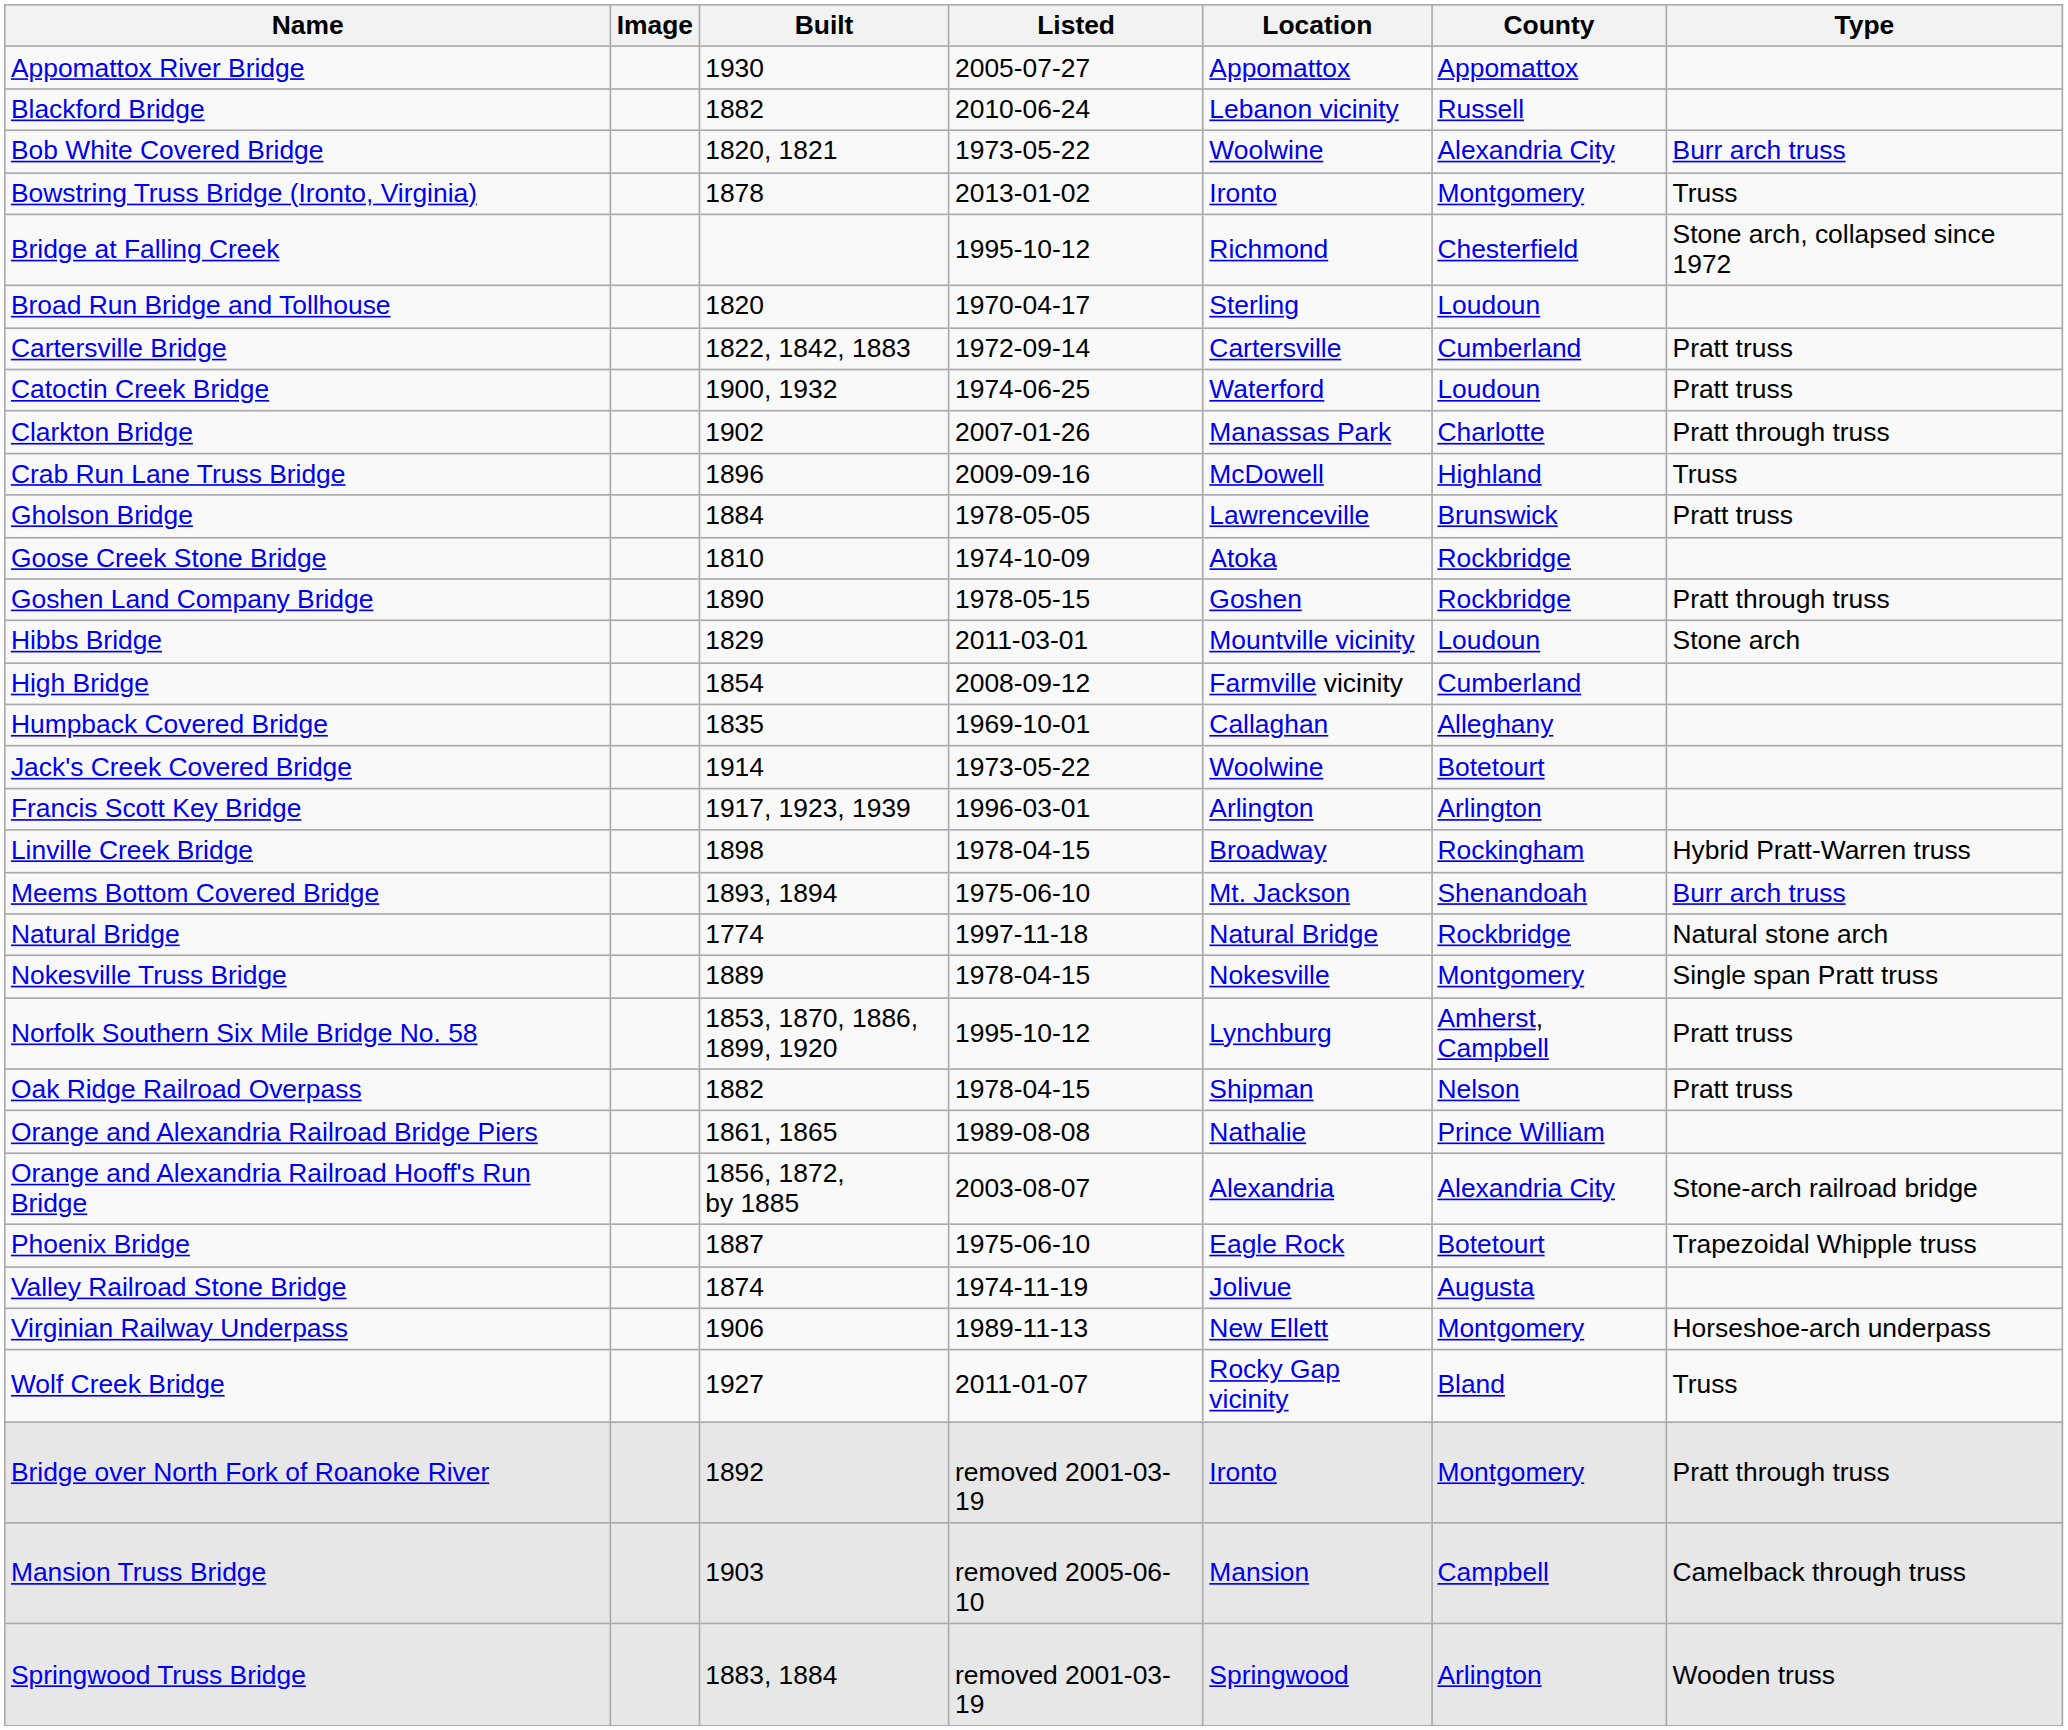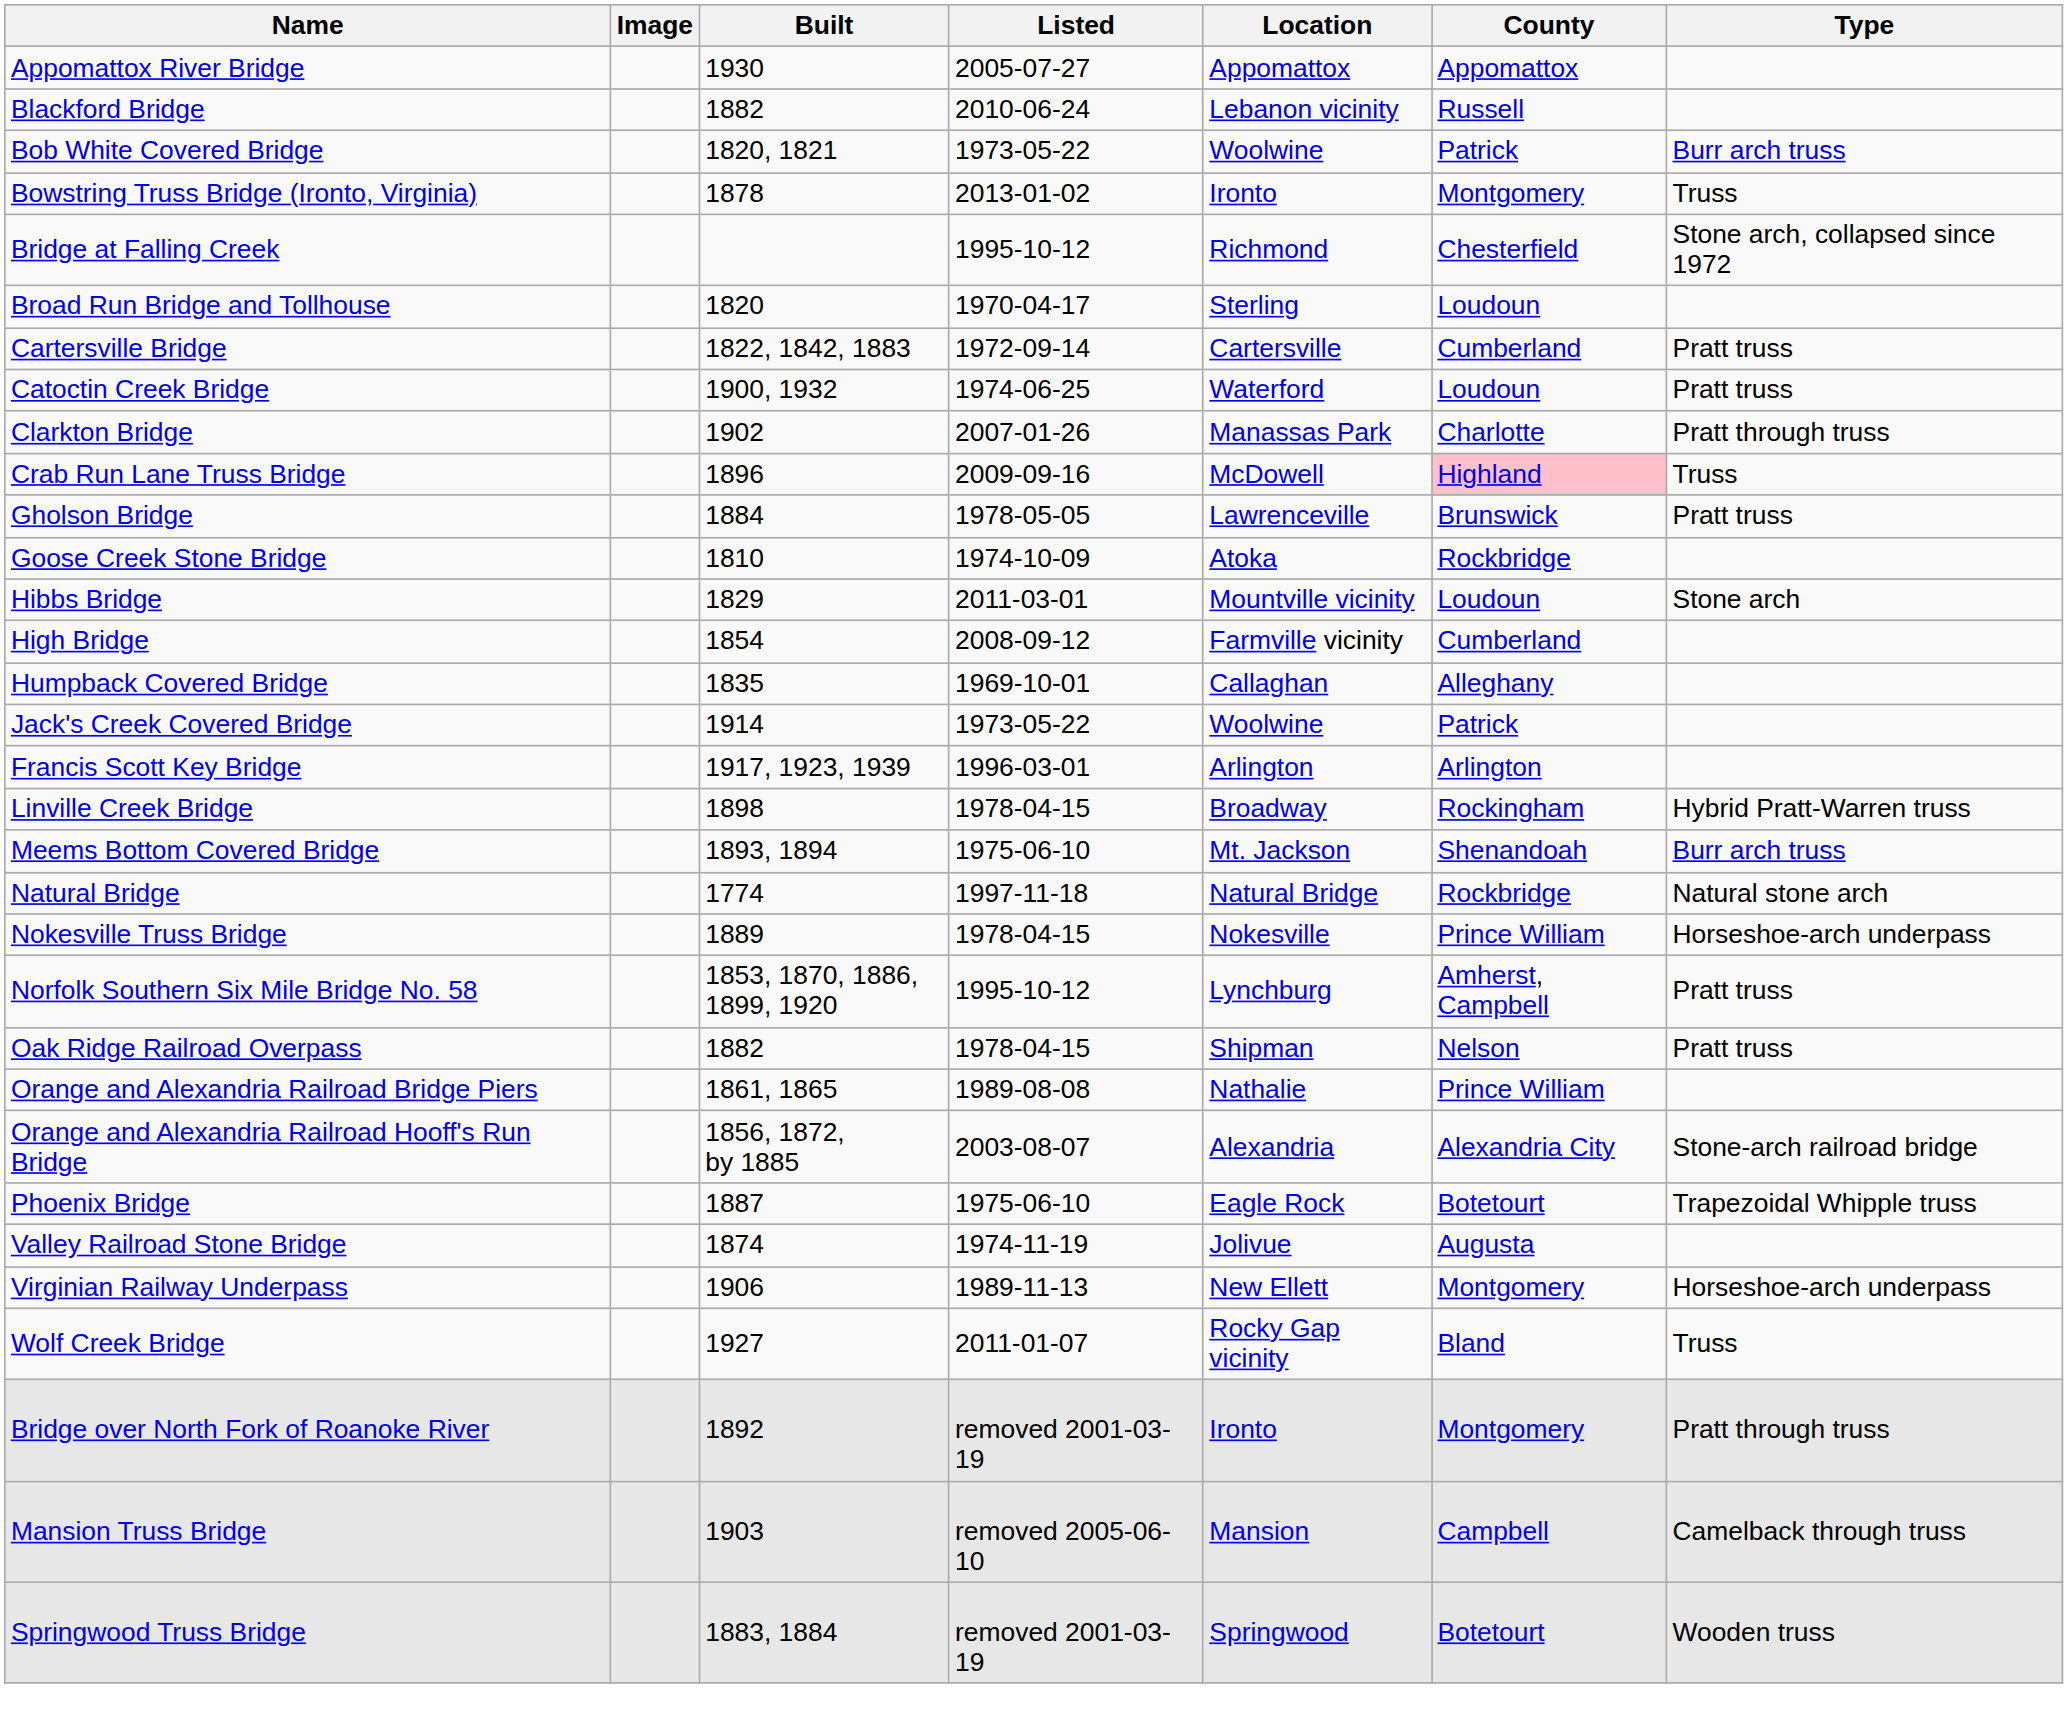(1526, 151) Alexandria City -> (1478, 151) Patrick
(1490, 473) no background -> (1490, 473) pink background
- row: (192, 599)
(1491, 766) Botetourt -> (1478, 725) Patrick
(1511, 976) Montgomery -> (1521, 934) Prince William
(1805, 976) Single span Pratt truss -> (1832, 934) Horseshoe-arch underpass
(1490, 1674) Arlington -> (1491, 1632) Botetourt
